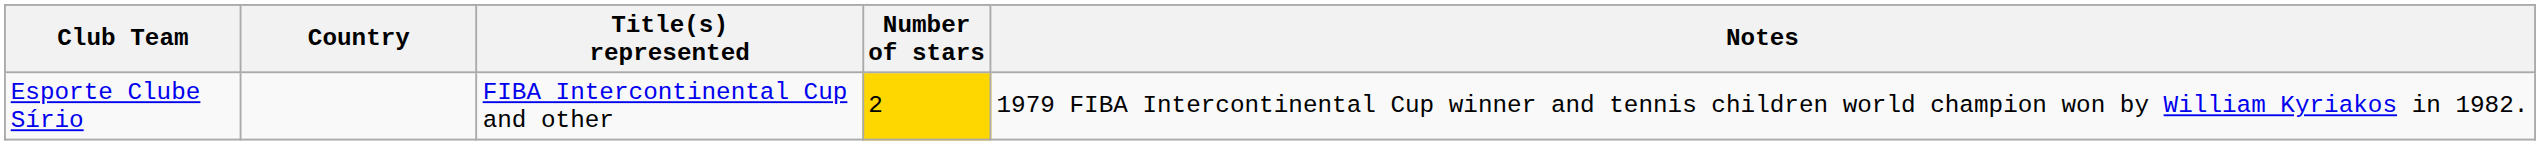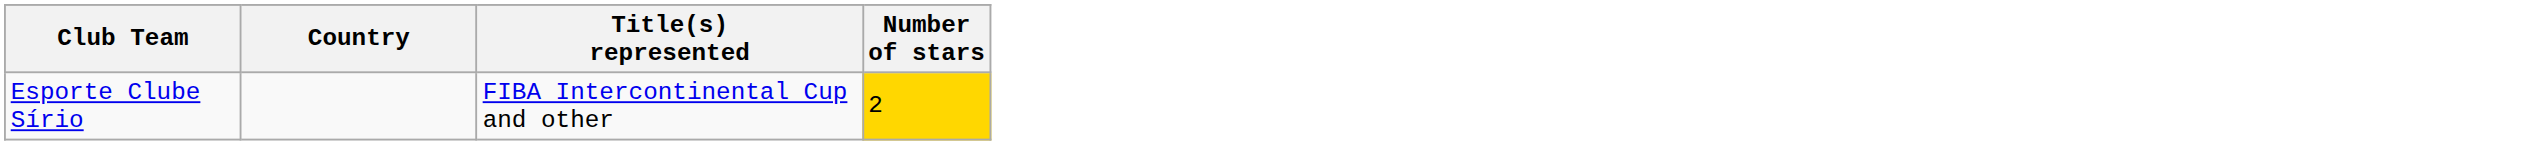- column: (1762, 39)
